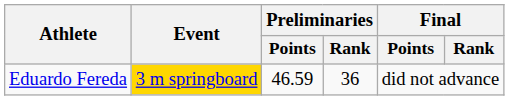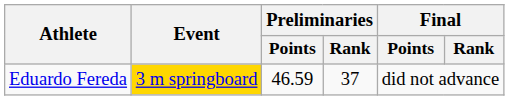(350, 79) 36 -> (350, 79) 37
